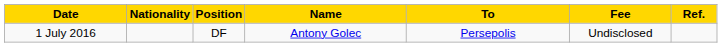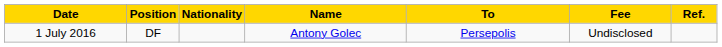columns swapped: (219, 14) <-> (160, 14)
